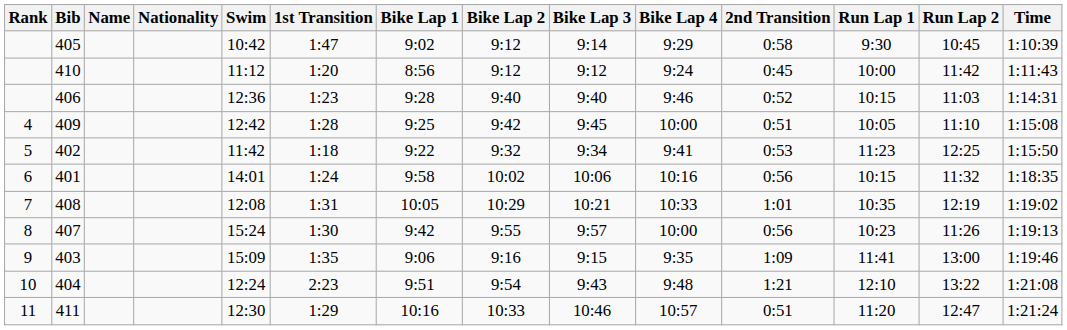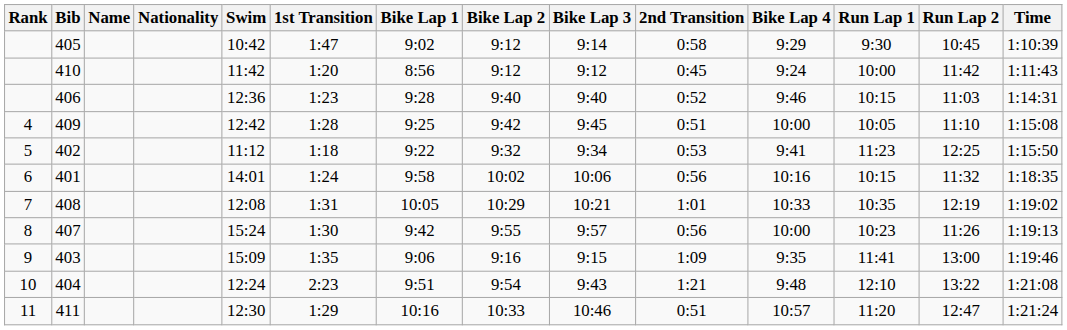columns swapped: (678, 17) <-> (778, 17)
(246, 71) 11:12 -> (246, 71) 11:42
(246, 151) 11:42 -> (246, 151) 11:12
